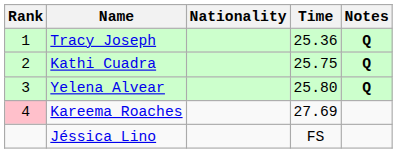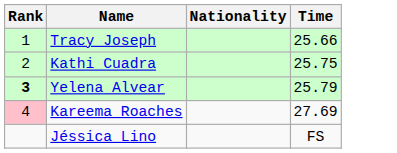- column: (367, 17)
(316, 40) 25.36 -> (316, 40) 25.66
(26, 88) normal -> (26, 88) bold
(316, 88) 25.80 -> (316, 88) 25.79
